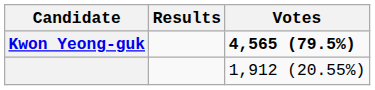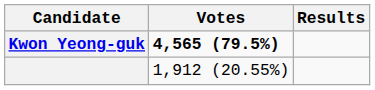columns swapped: (187, 18) <-> (297, 18)
